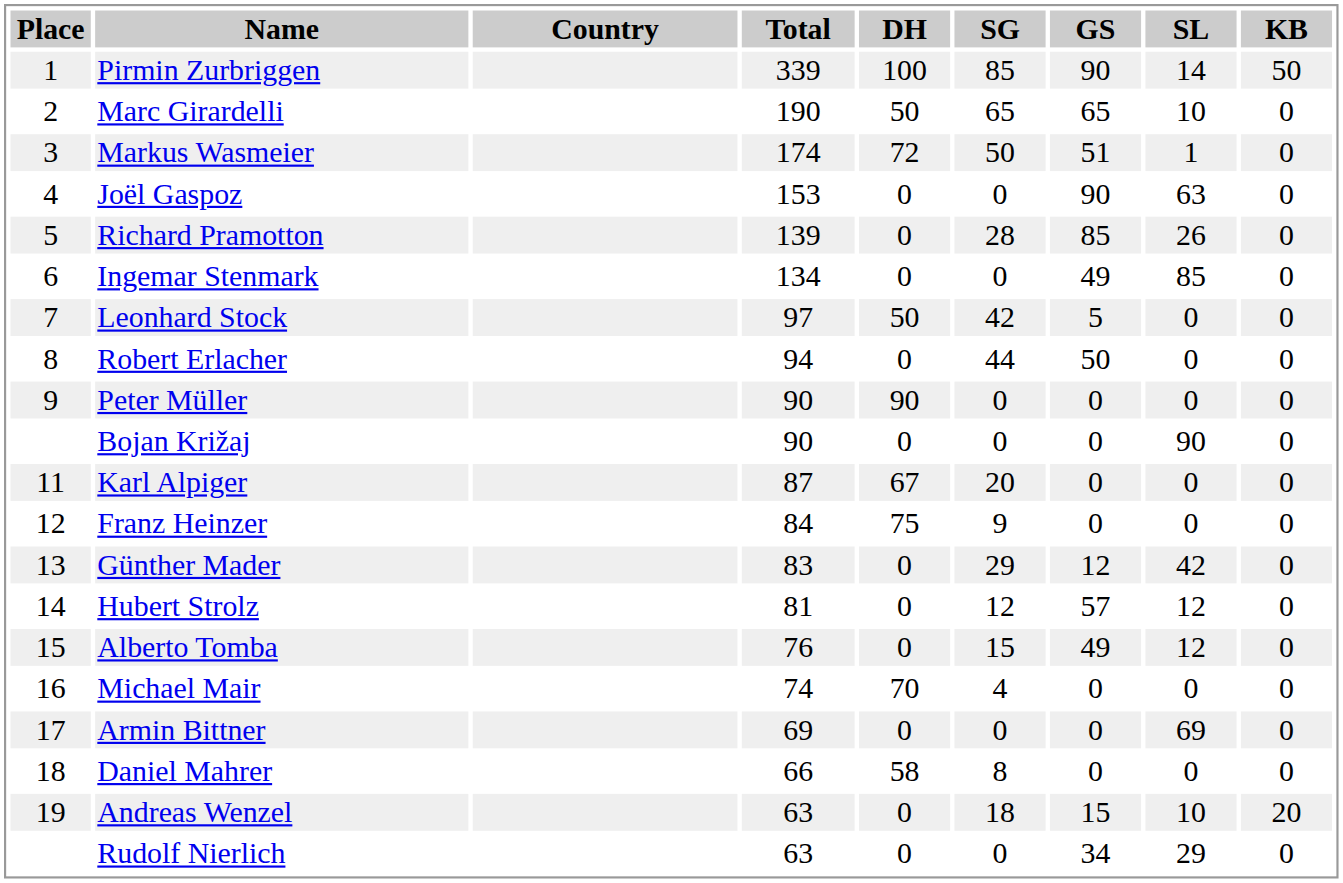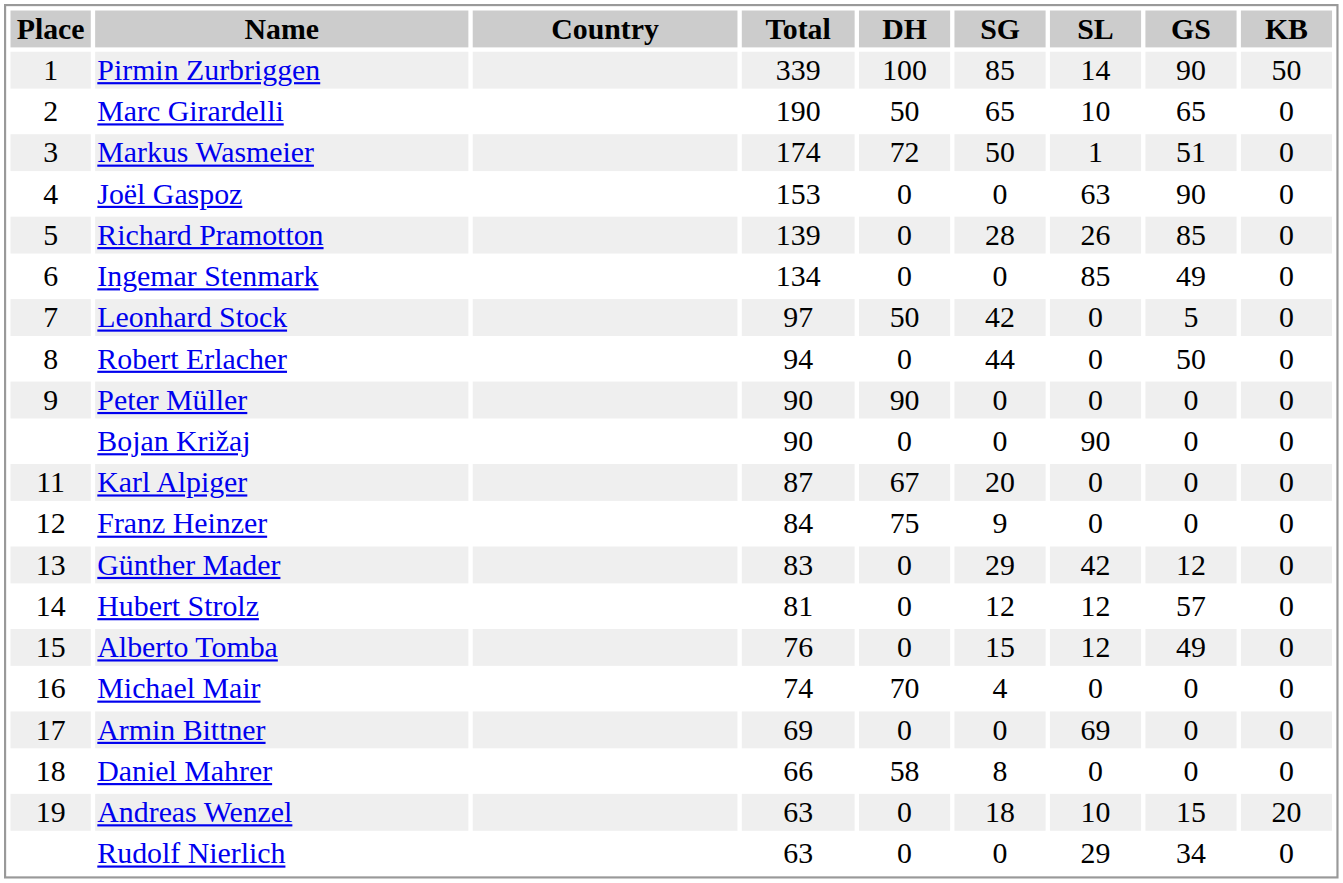columns swapped: (1096, 29) <-> (1191, 29)
